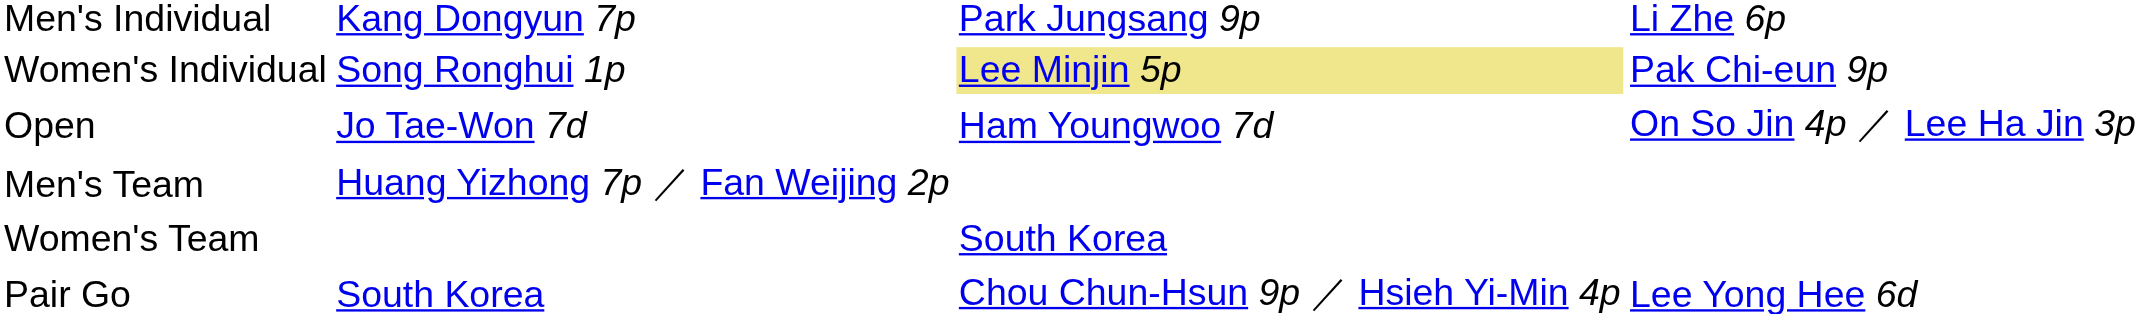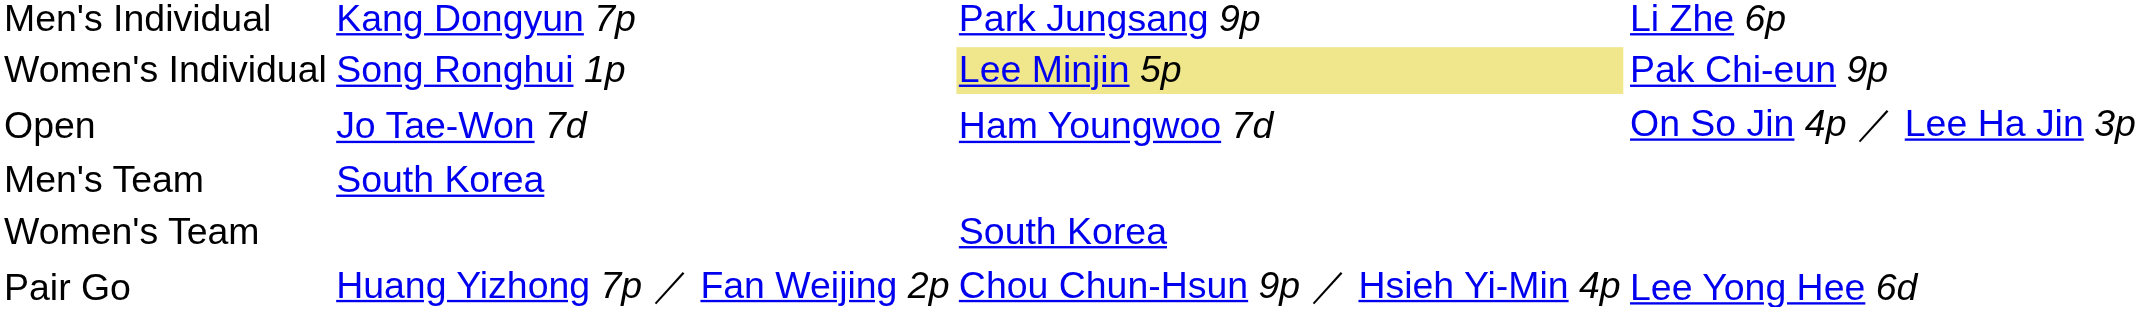(643, 182) Huang Yizhong 7p ／ Fan Weijing 2p -> (440, 179) South Korea
(440, 293) South Korea -> (643, 285) Huang Yizhong 7p ／ Fan Weijing 2p
